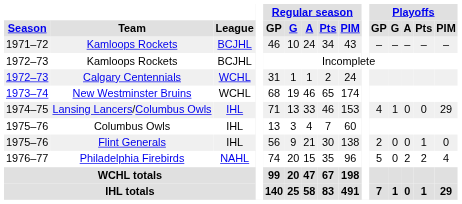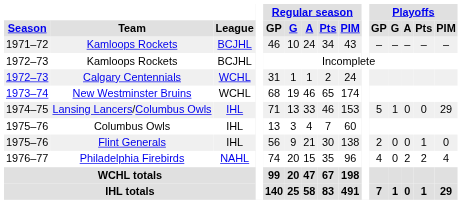(379, 110) 4 -> (379, 110) 5
(379, 159) 5 -> (379, 159) 4
